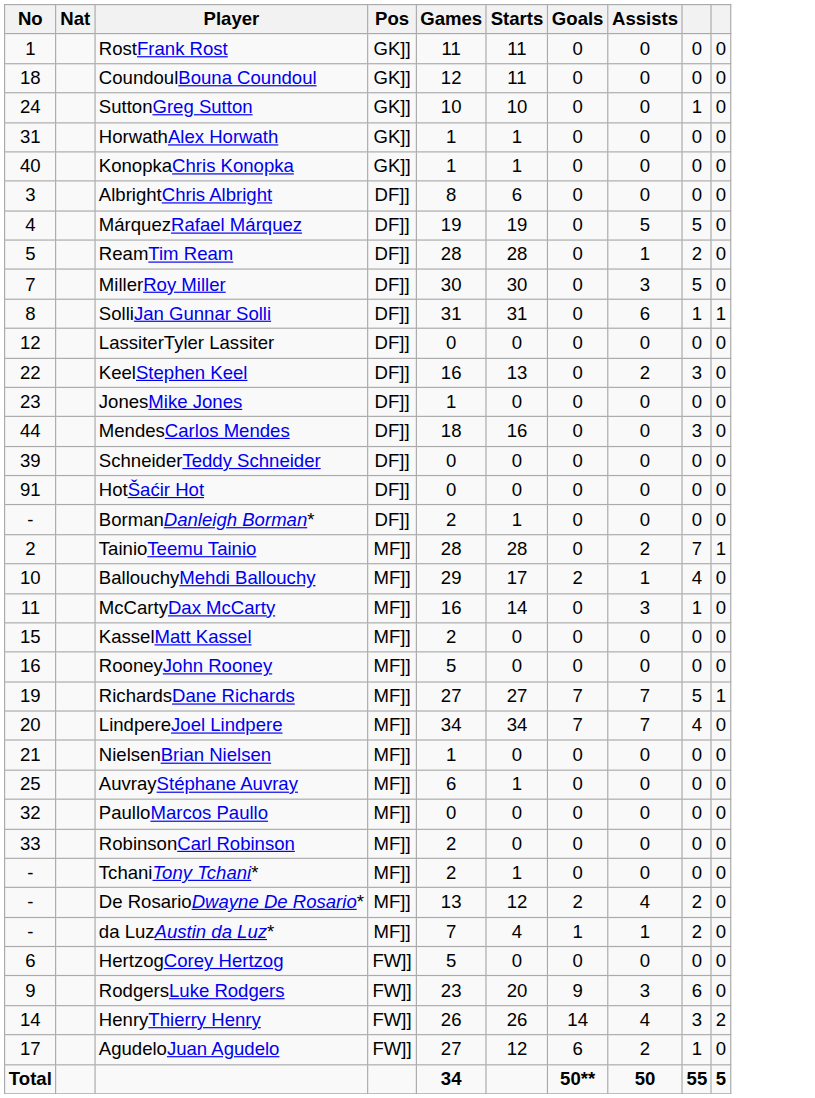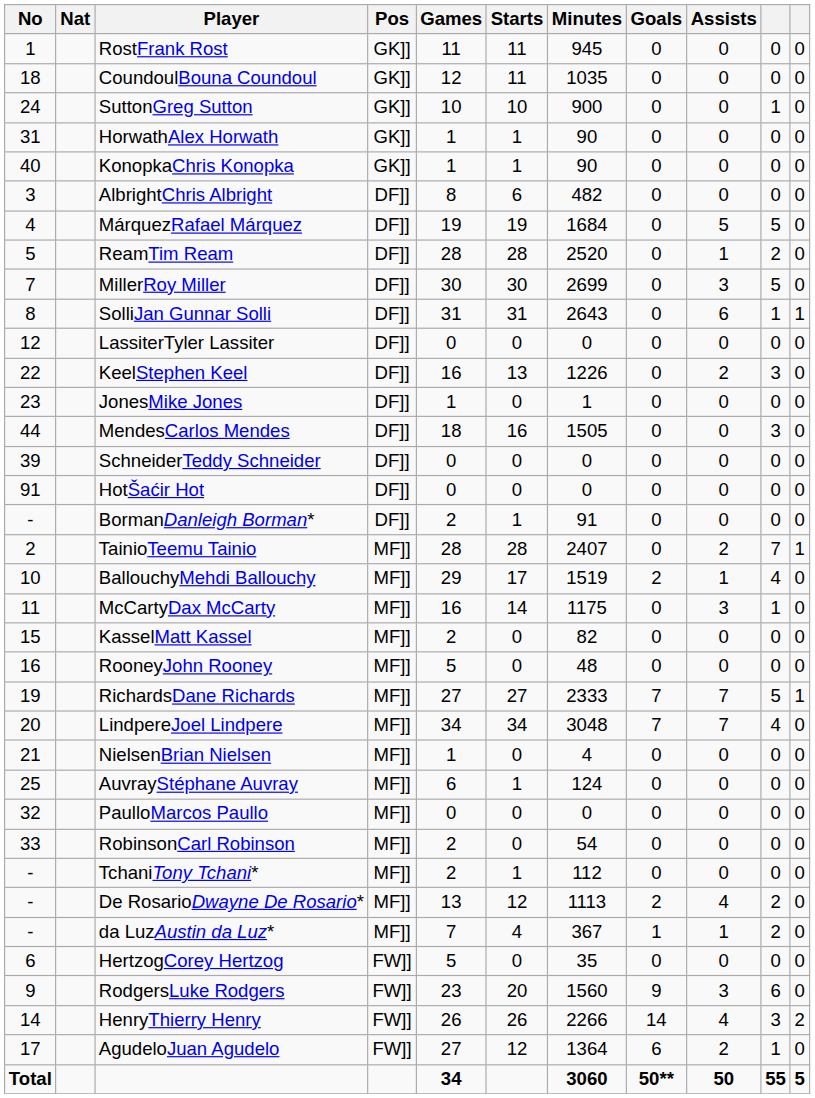+ column: (587, 19)
